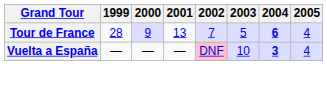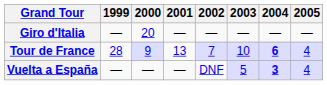+ row: (52, 32)
(243, 32) 5 -> (243, 51) 10
(211, 51) pink background -> (211, 70) no background
(243, 51) 10 -> (243, 70) 5
